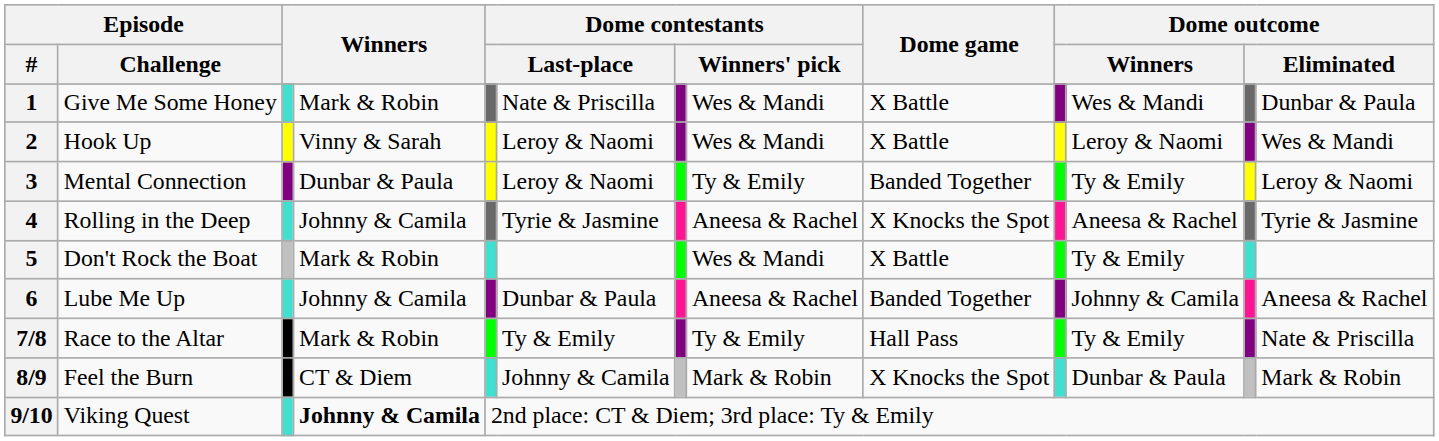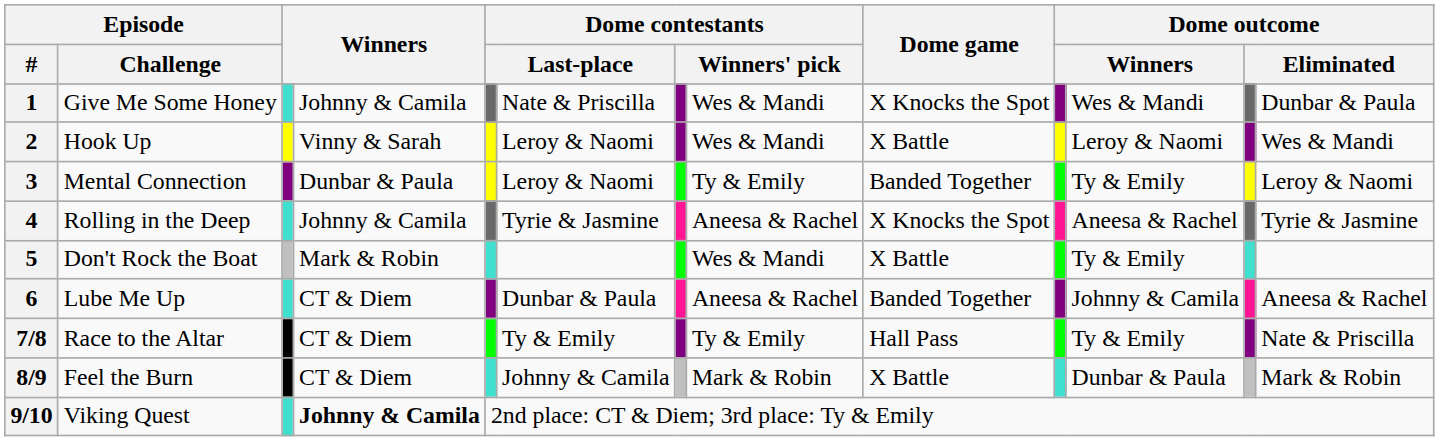(369, 102) Mark & Robin -> (383, 102) Johnny & Camila
(909, 102) X Battle -> (959, 102) X Knocks the Spot
(383, 298) Johnny & Camila -> (356, 298) CT & Diem
(369, 337) Mark & Robin -> (356, 337) CT & Diem
(959, 377) X Knocks the Spot -> (909, 377) X Battle
